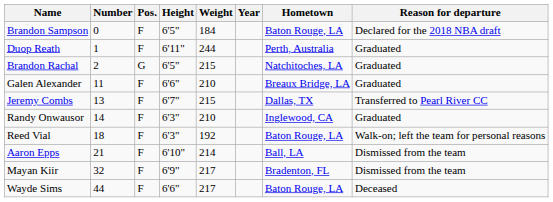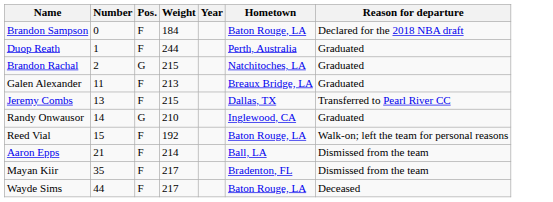- column: (178, 13)
(207, 83) 210 -> (170, 83) 213
(141, 118) F -> (142, 118) G
(99, 135) 18 -> (99, 135) 15
(99, 170) 32 -> (99, 170) 35
